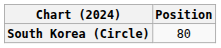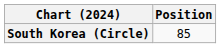(184, 33) 80 -> (184, 33) 85
